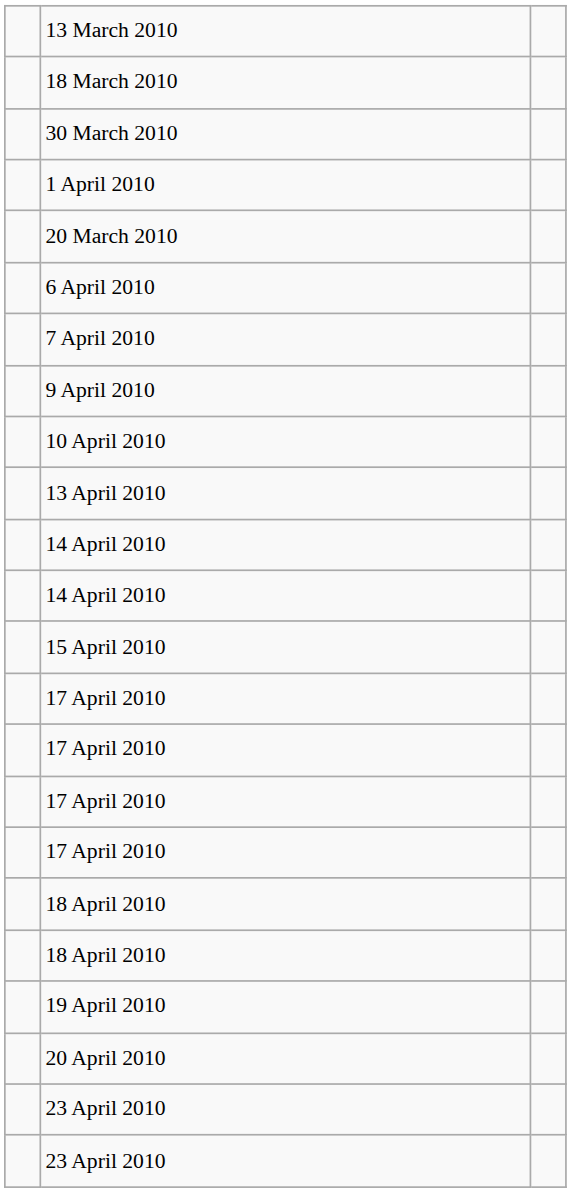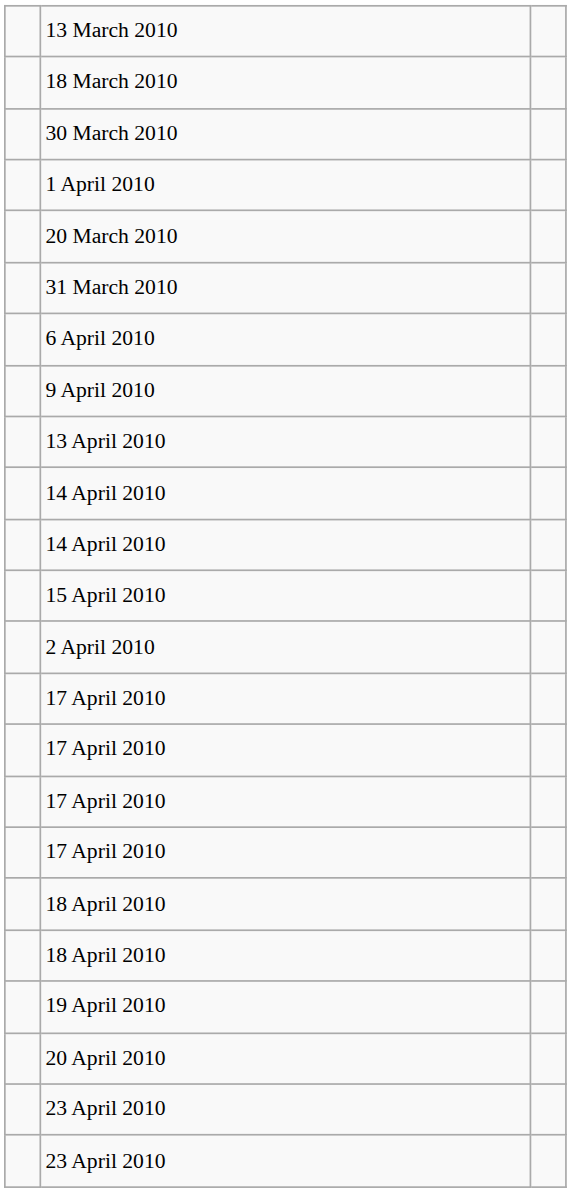+ row: (23, 288)
- row: (23, 339)
- row: (23, 442)
+ row: (23, 647)
